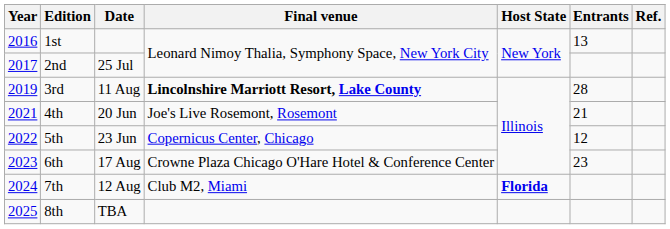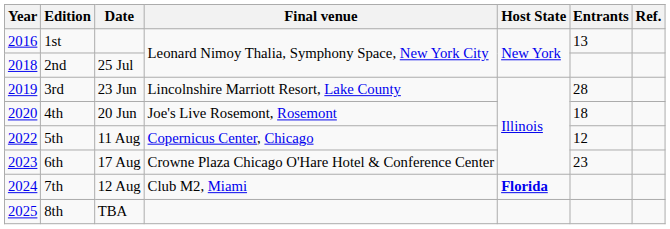(23, 65) 2017 -> (23, 65) 2018
(119, 89) 11 Aug -> (117, 89) 23 Jun
(284, 89) bold -> (274, 89) normal
(23, 114) 2021 -> (23, 114) 2020
(580, 114) 21 -> (580, 114) 18
(117, 138) 23 Jun -> (119, 138) 11 Aug
